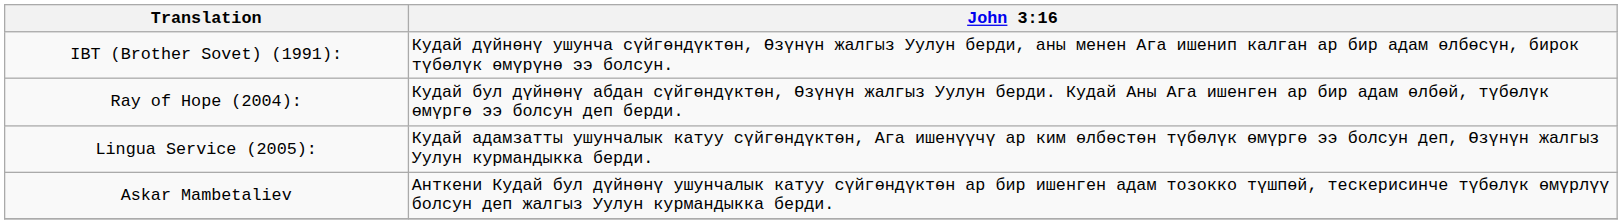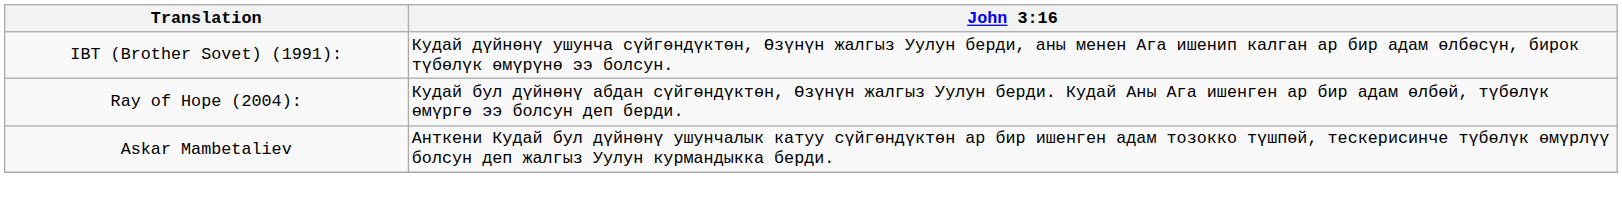- row: (206, 149)
